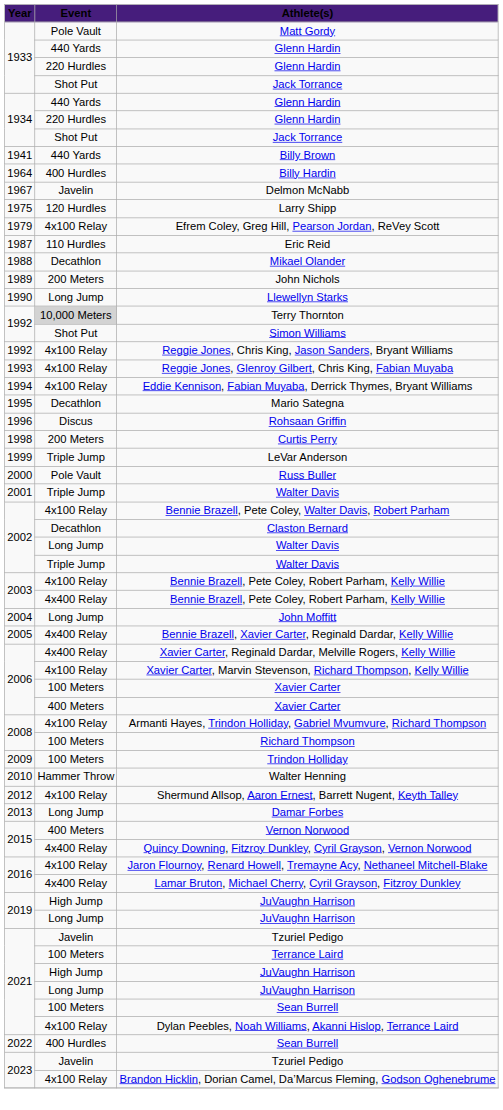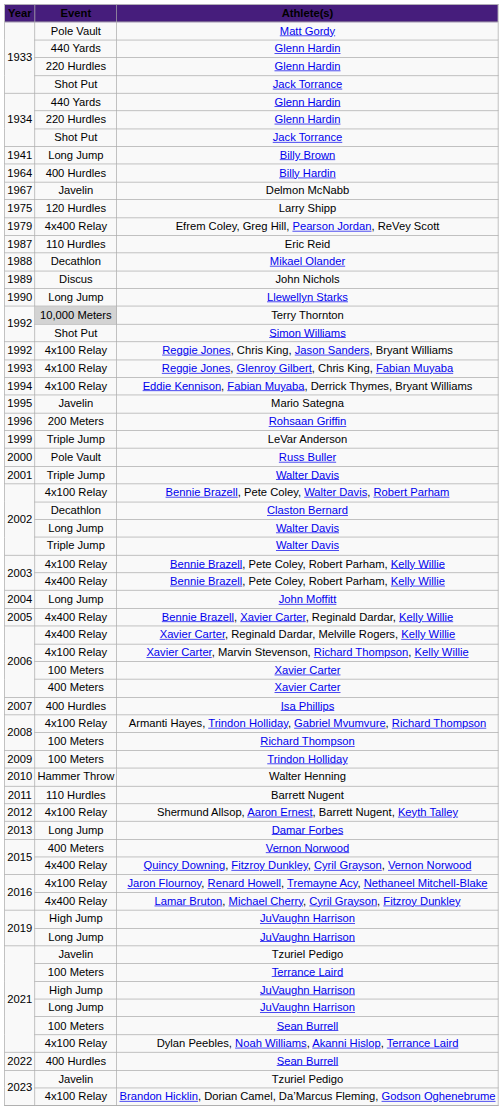(76, 155) 440 Yards -> (76, 155) Long Jump
(76, 226) 4x100 Relay -> (76, 226) 4x400 Relay
(76, 279) 200 Meters -> (76, 279) Discus
(76, 404) Decathlon -> (76, 404) Javelin
(76, 421) Discus -> (76, 421) 200 Meters
- row: (20, 439)
+ row: (20, 706)
+ row: (20, 794)
